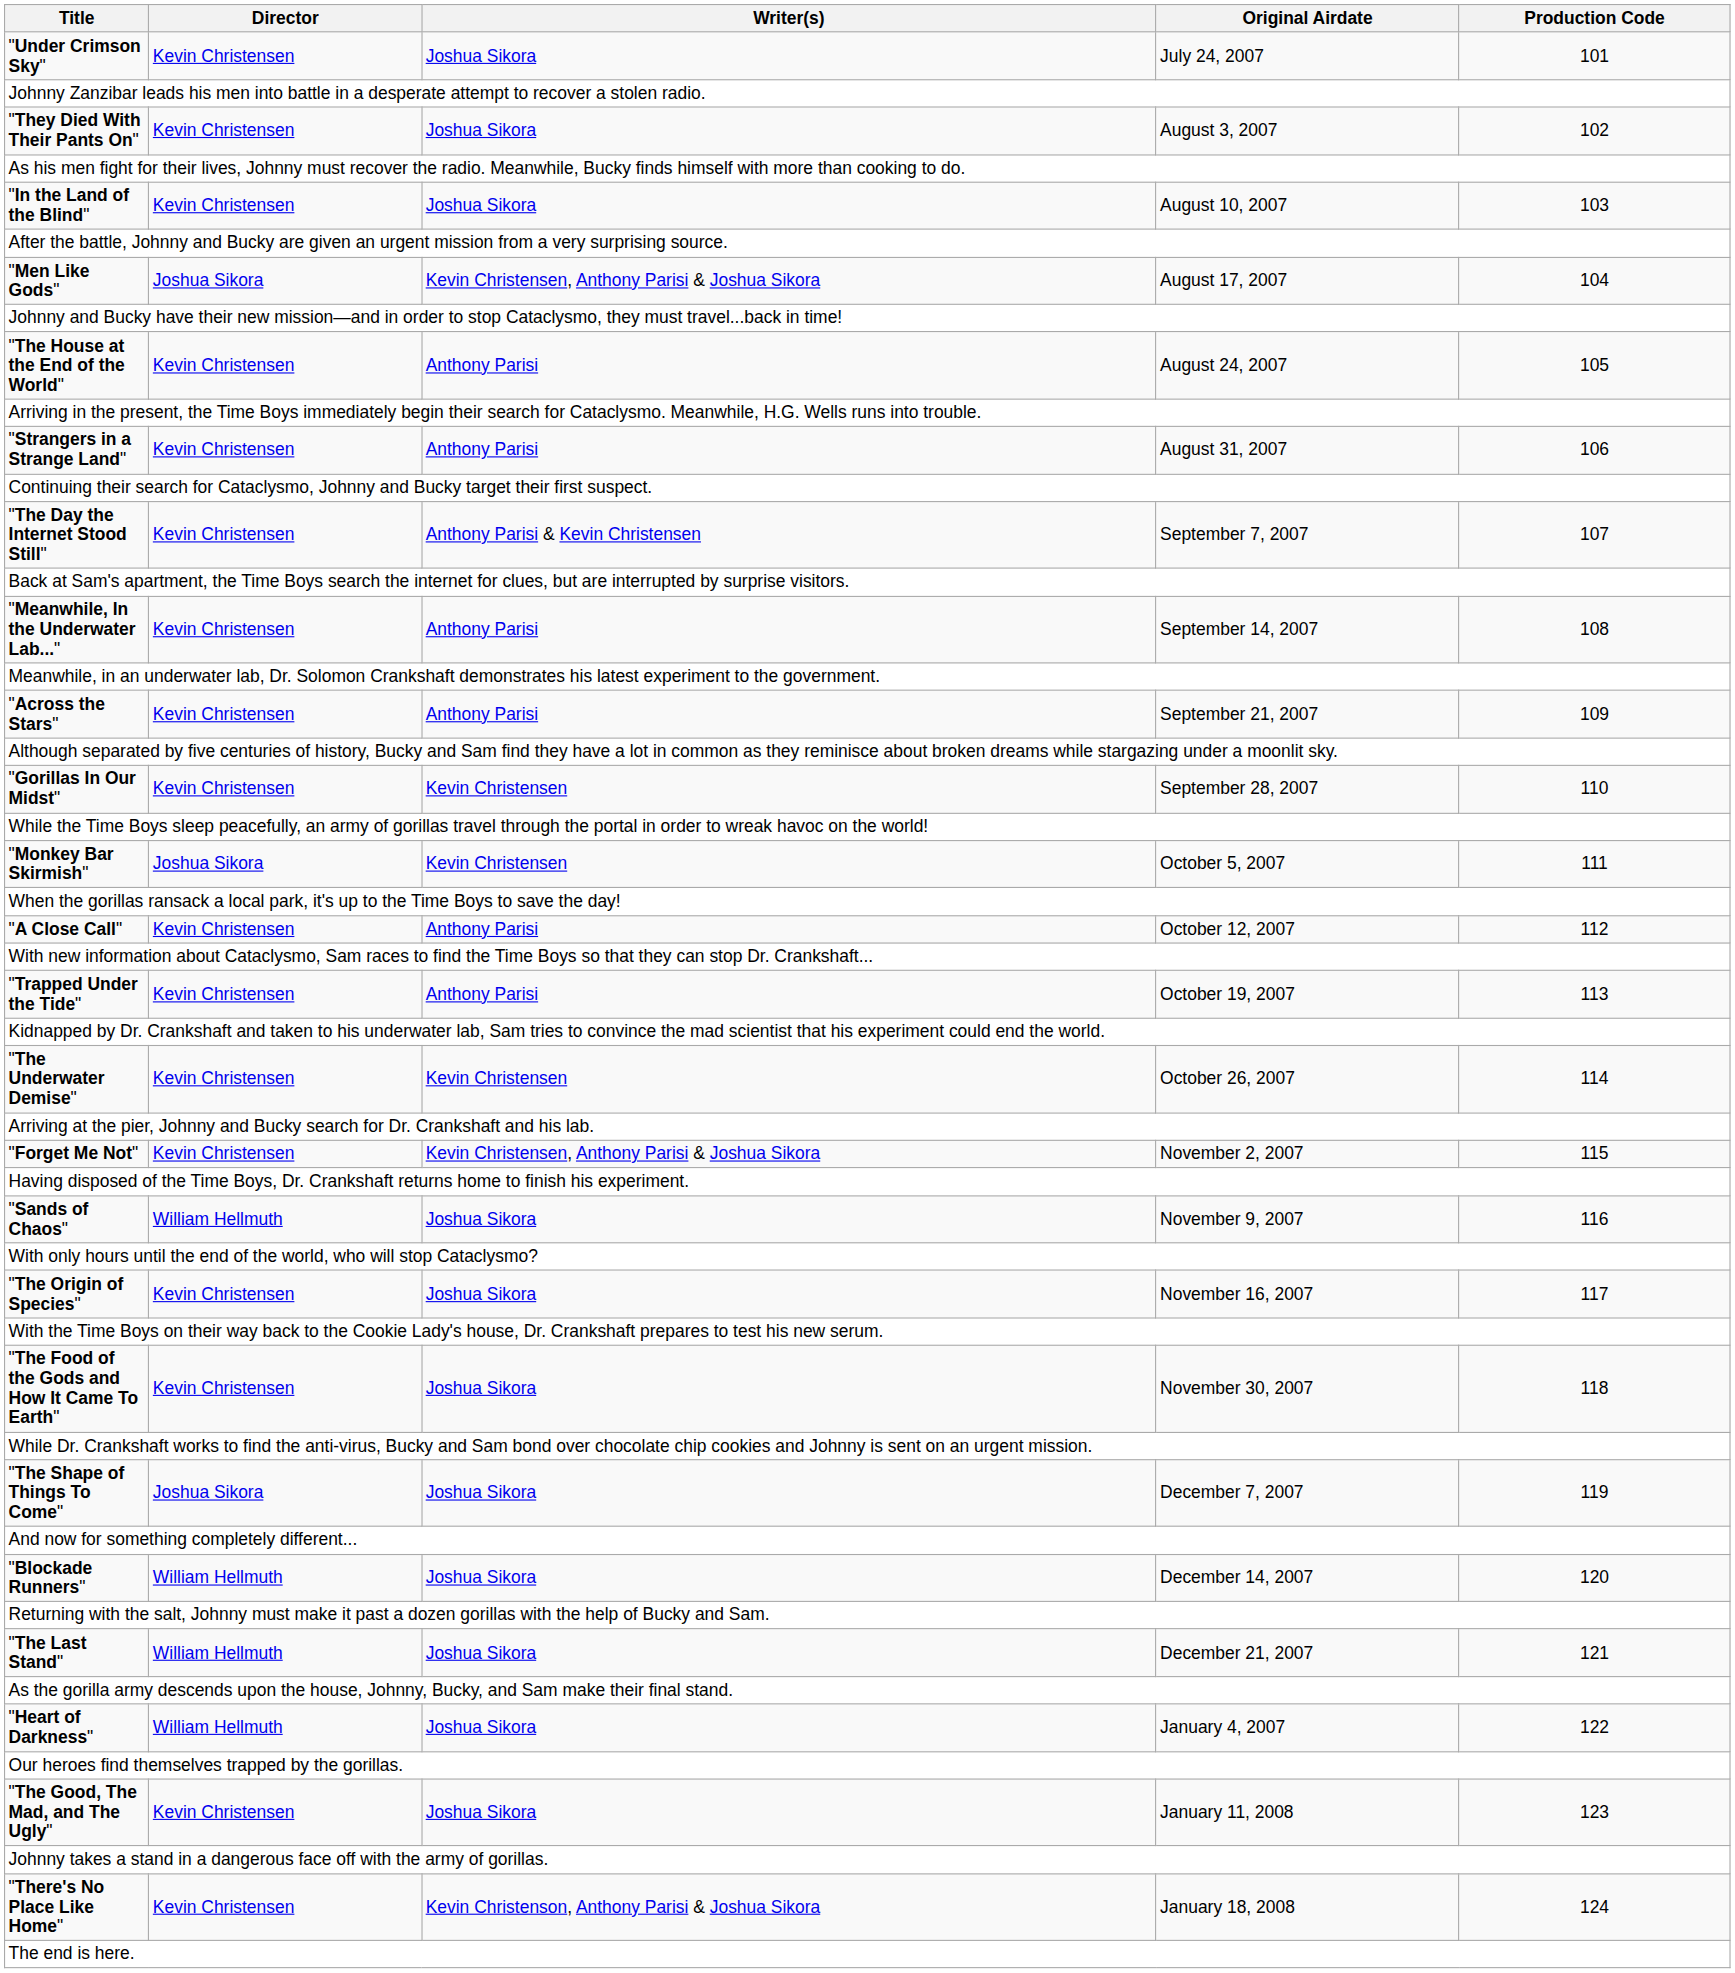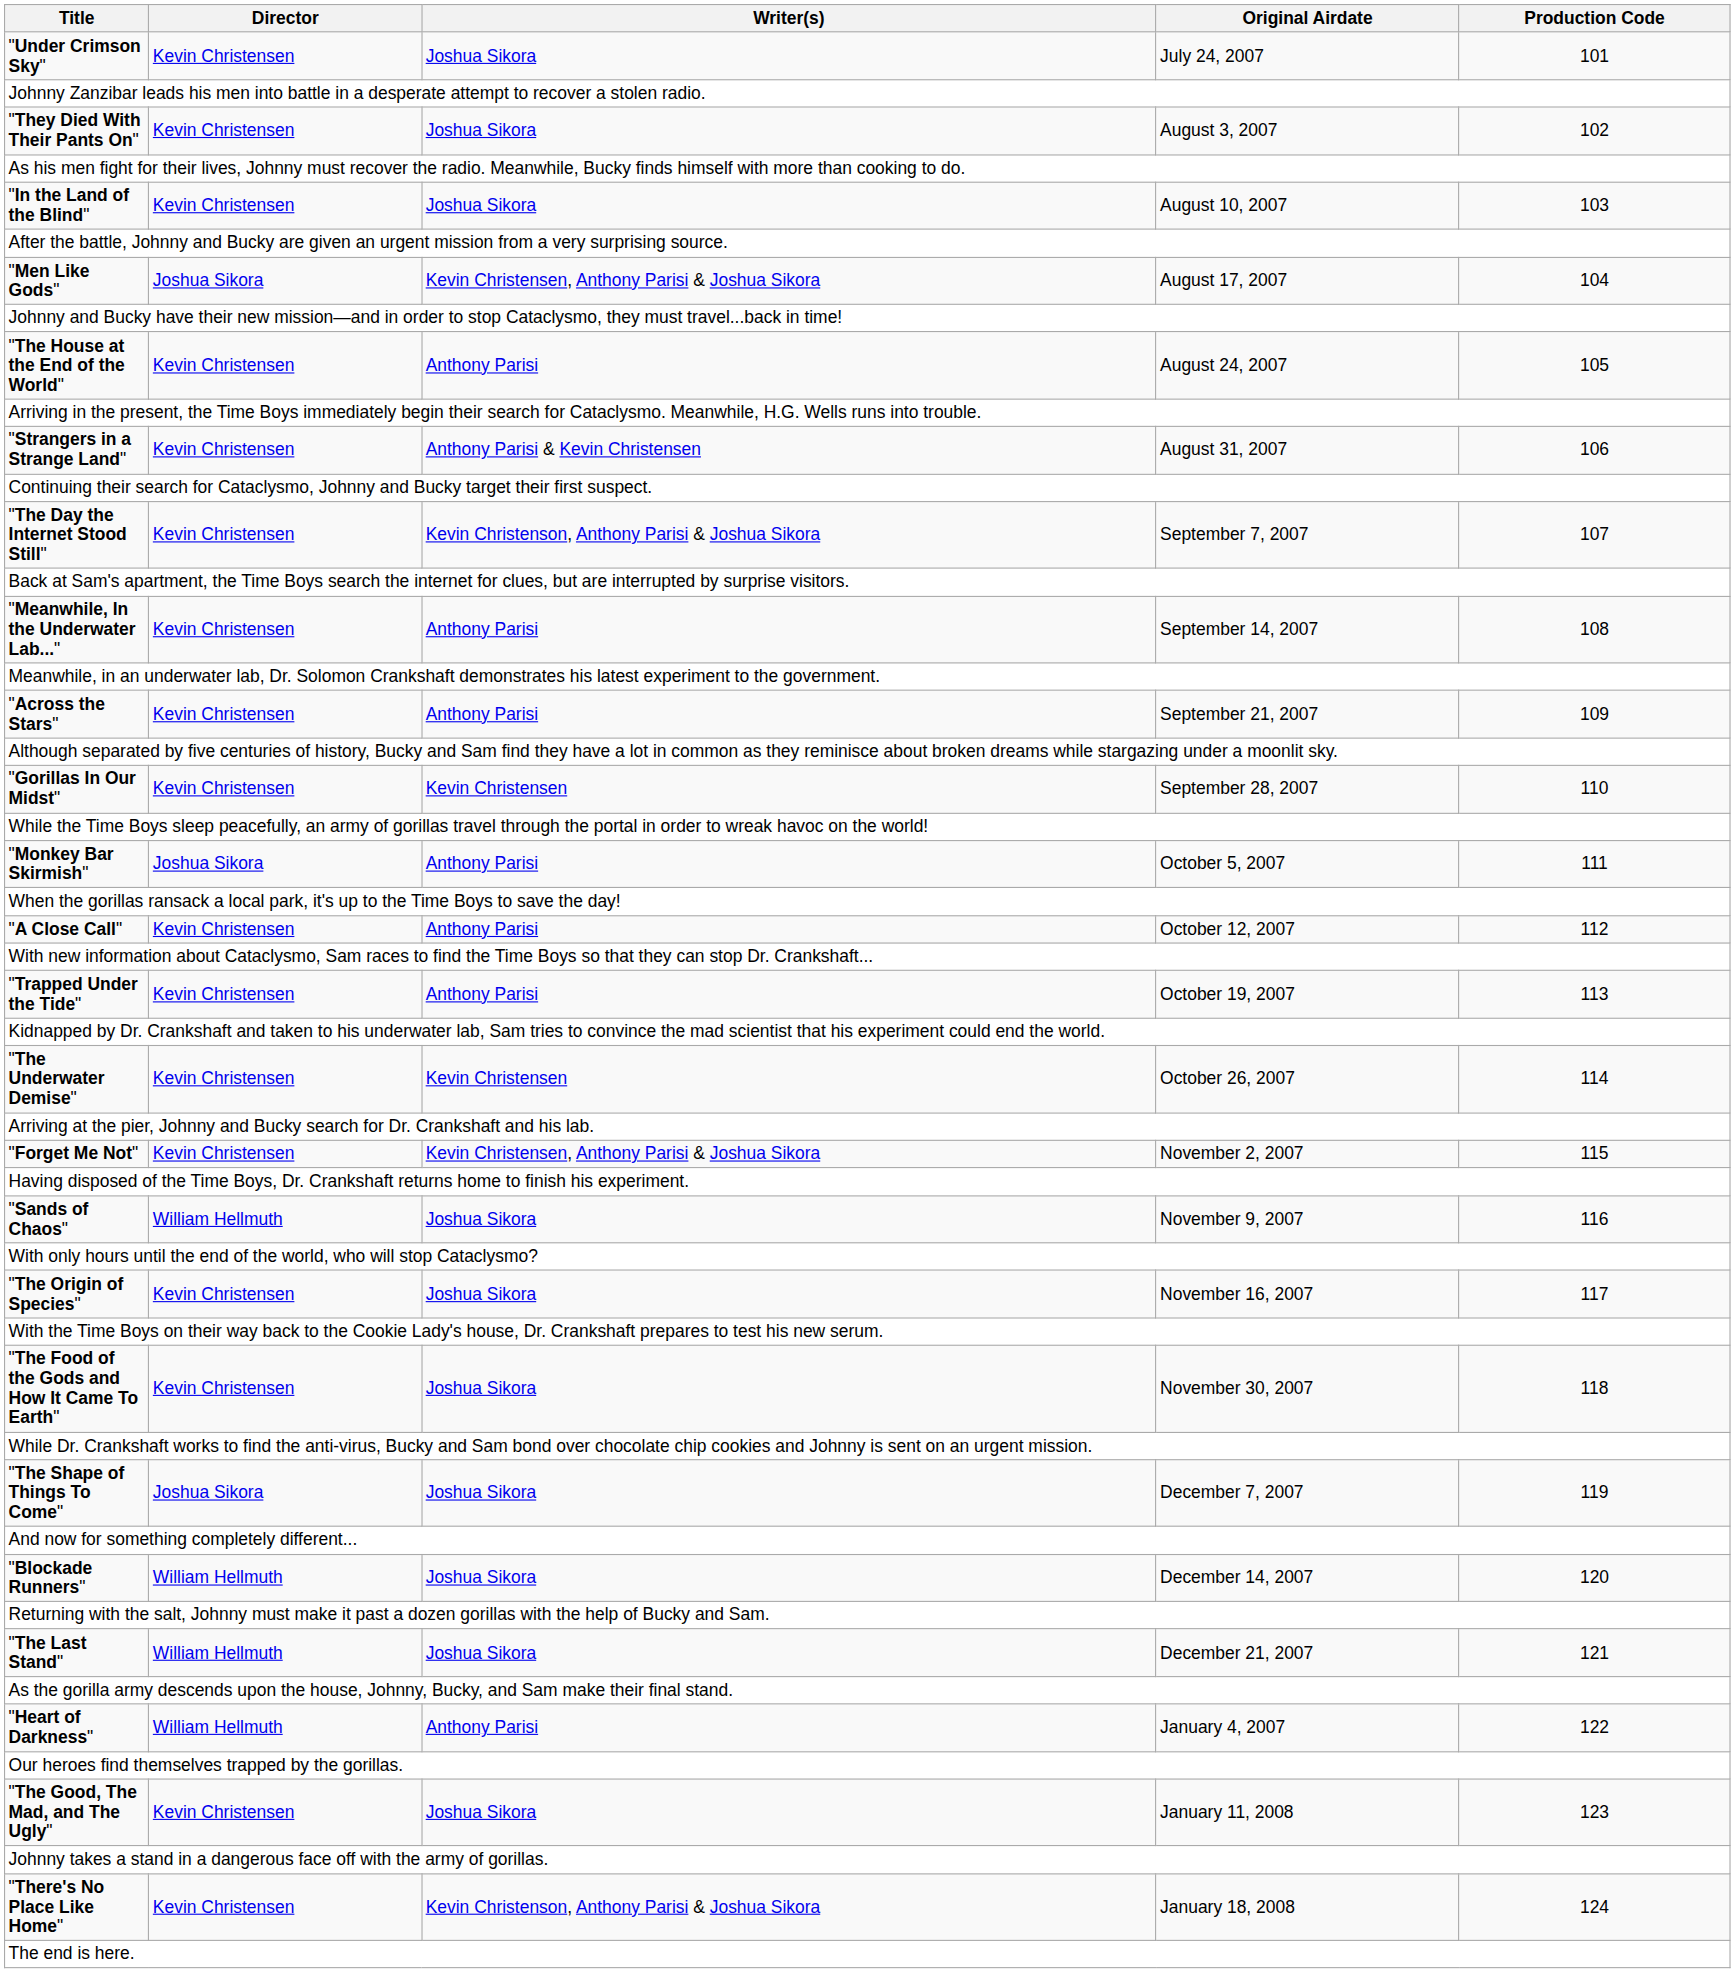(482, 450) Anthony Parisi -> (563, 450) Anthony Parisi & Kevin Christensen
(563, 534) Anthony Parisi & Kevin Christensen -> (623, 534) Kevin Christenson, Anthony Parisi & Joshua Sikora
(496, 864) Kevin Christensen -> (482, 864) Anthony Parisi
(481, 1727) Joshua Sikora -> (482, 1727) Anthony Parisi
